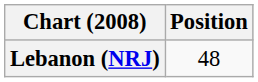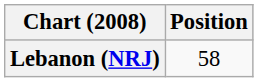(209, 58) 48 -> (209, 58) 58
